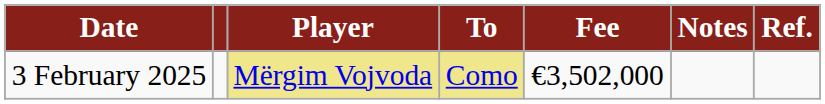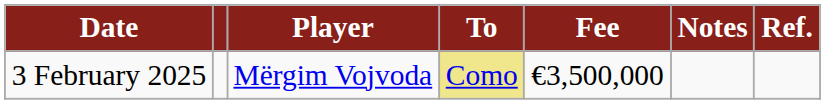(333, 74) khaki background -> (333, 74) no background
(598, 74) €3,502,000 -> (598, 74) €3,500,000
